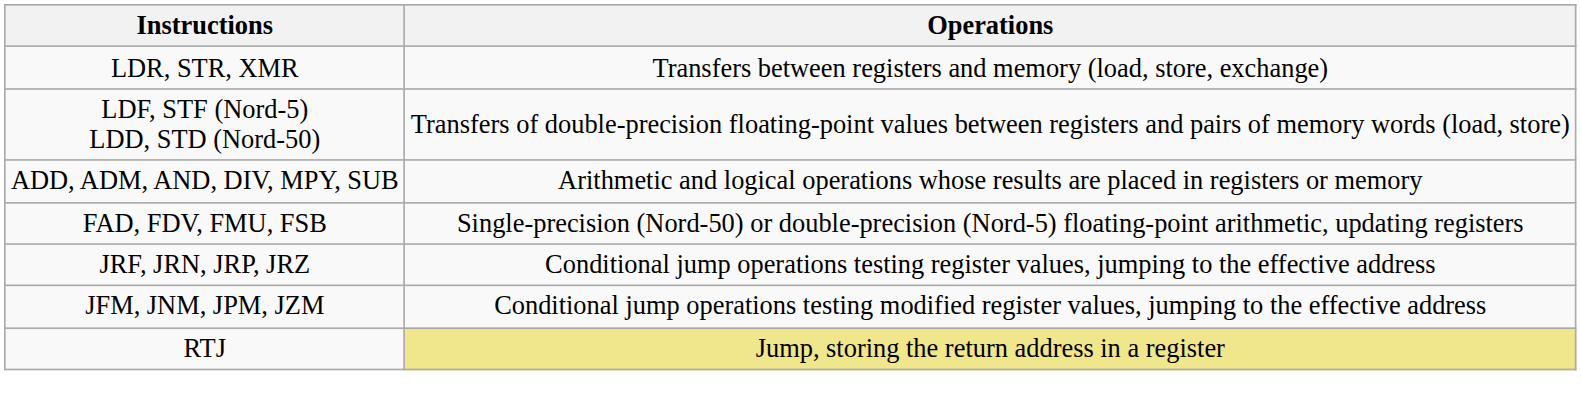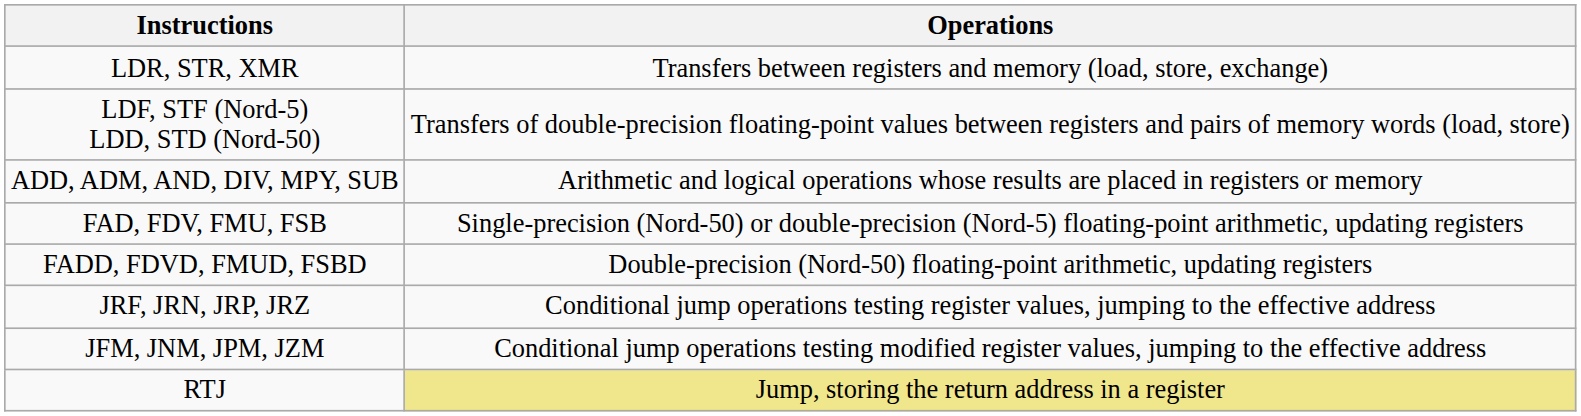+ row: (205, 264)
